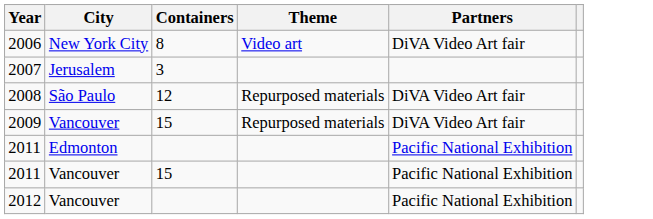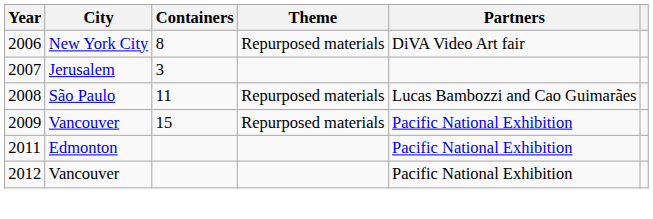(272, 43) Video art -> (313, 43) Repurposed materials
(164, 95) 12 -> (164, 95) 11
(458, 95) DiVA Video Art fair -> (514, 95) Lucas Bambozzi and Cao Guimarães
(458, 122) DiVA Video Art fair -> (482, 122) Pacific National Exhibition
- row: (24, 174)
